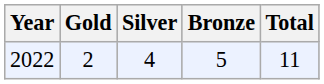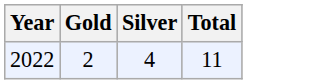- column: (221, 23)
